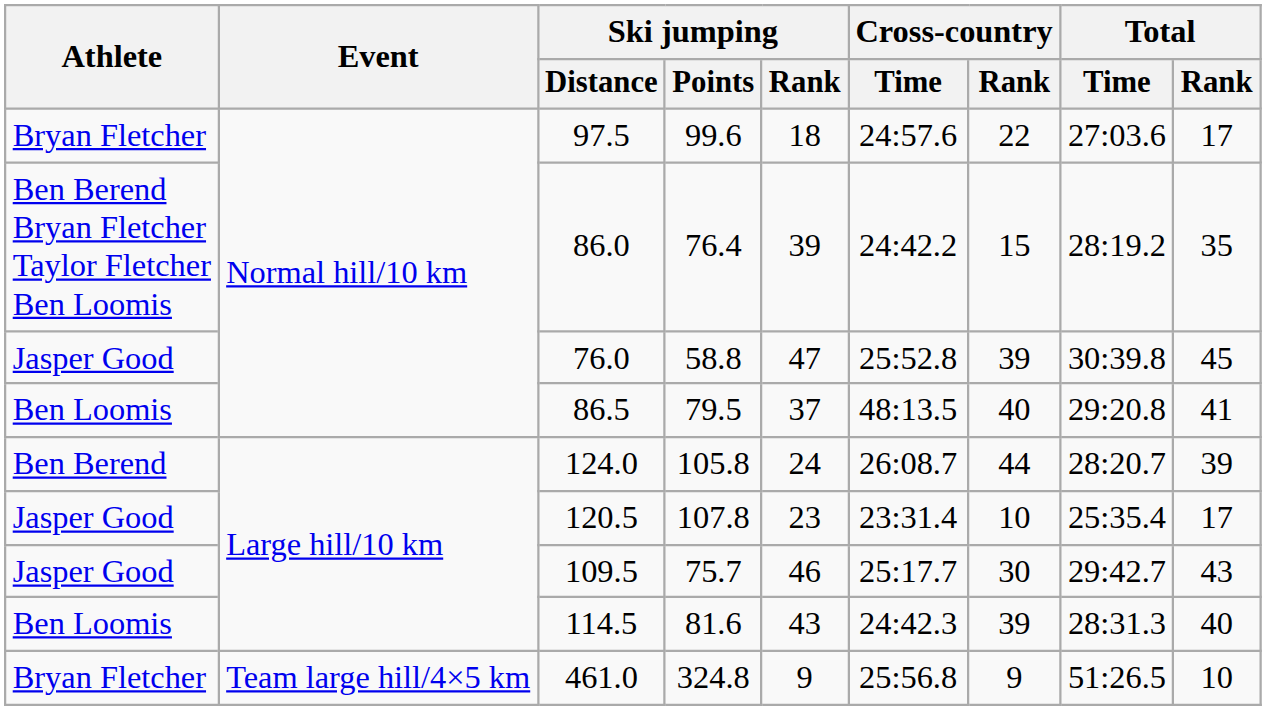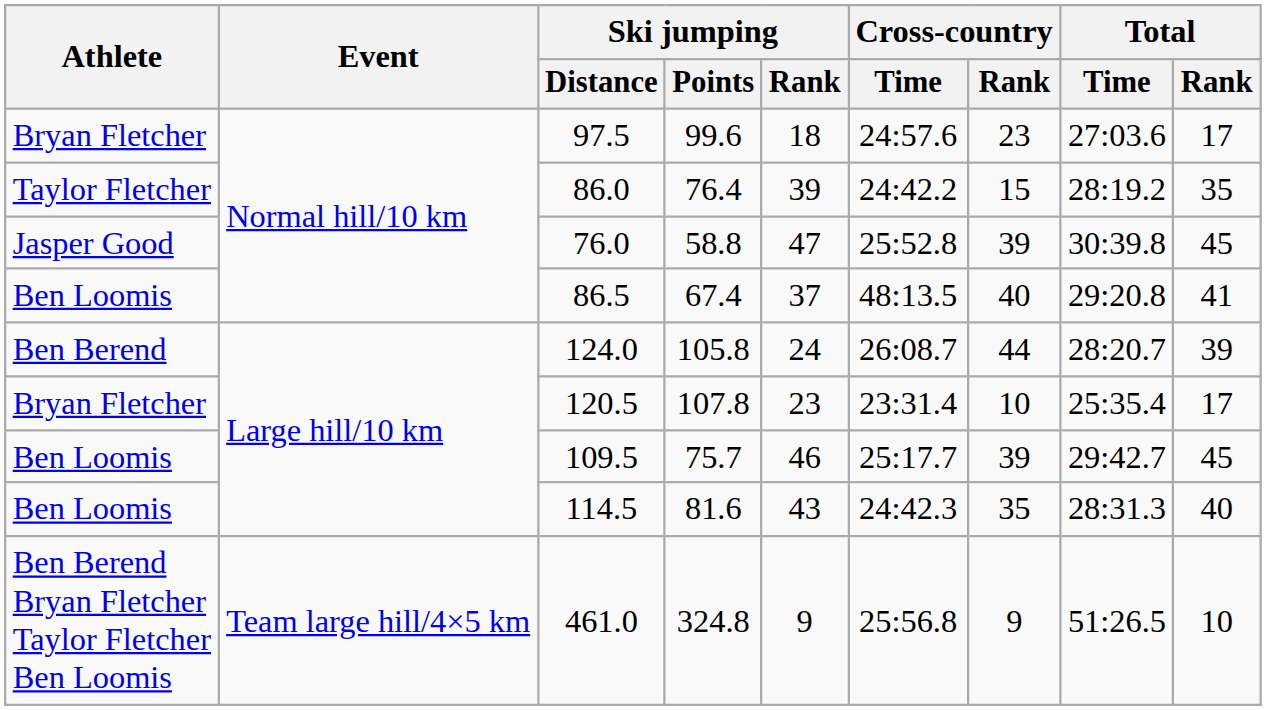(1014, 135) 22 -> (1014, 135) 23
(112, 246) Ben Berend Bryan Fletcher Taylor Fletcher Ben Loomis -> (112, 189) Taylor Fletcher
(713, 410) 79.5 -> (713, 295) 67.4
(93, 517) Jasper Good -> (109, 402) Bryan Fletcher
(93, 570) Jasper Good -> (92, 456) Ben Loomis
(1014, 570) 30 -> (1014, 456) 39
(1217, 570) 43 -> (1217, 456) 45
(1014, 624) 39 -> (1014, 509) 35
(109, 677) Bryan Fletcher -> (112, 620) Ben Berend Bryan Fletcher Taylor Fletcher Ben Loomis
